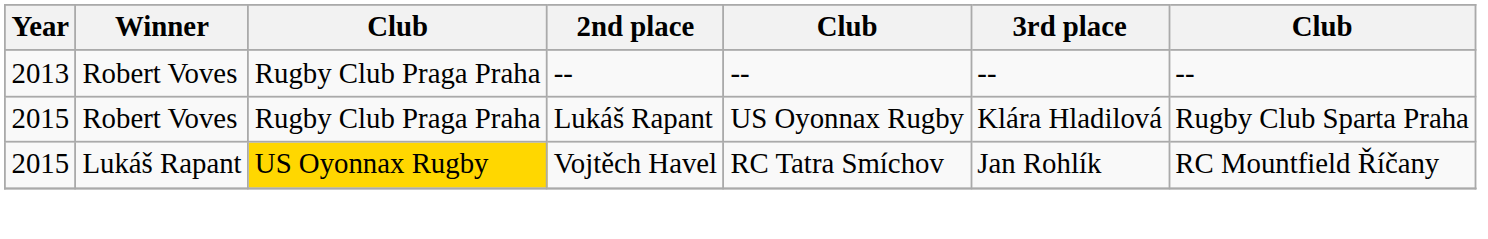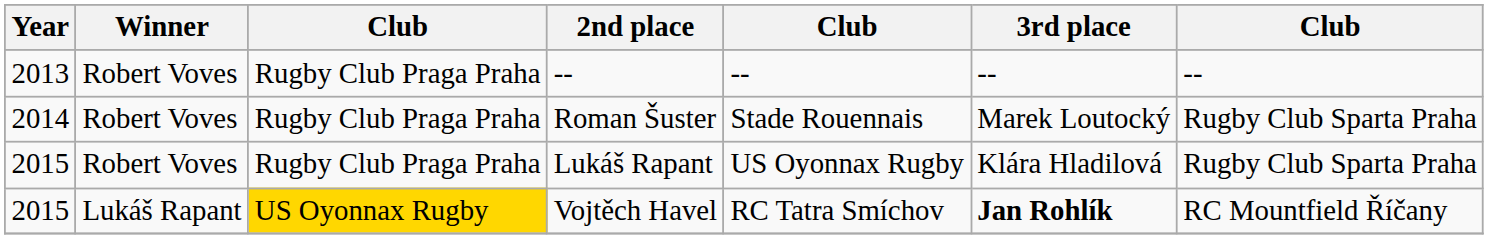+ row: (635, 118)
(1039, 164) normal -> (1045, 210) bold
